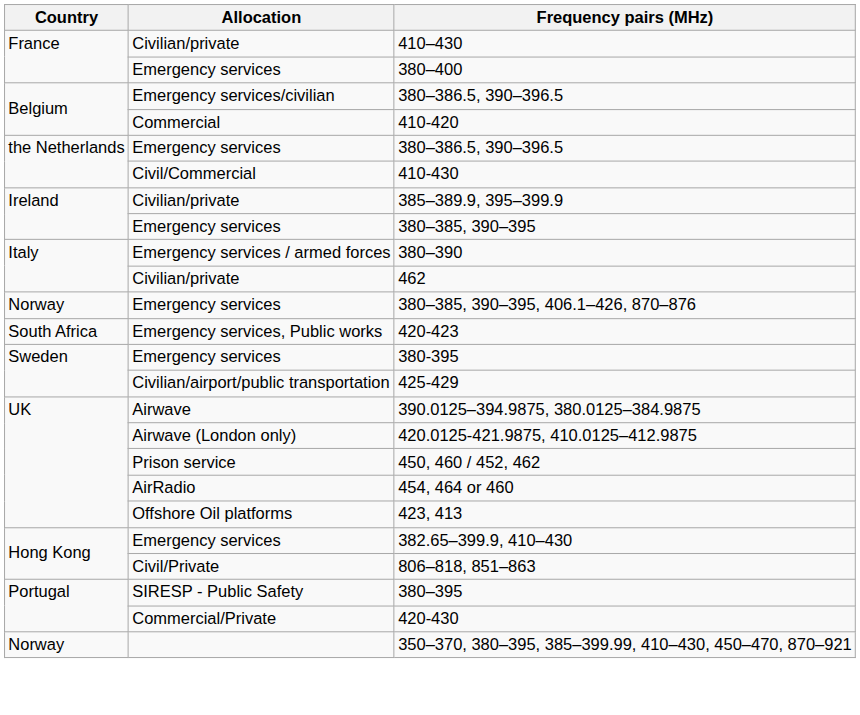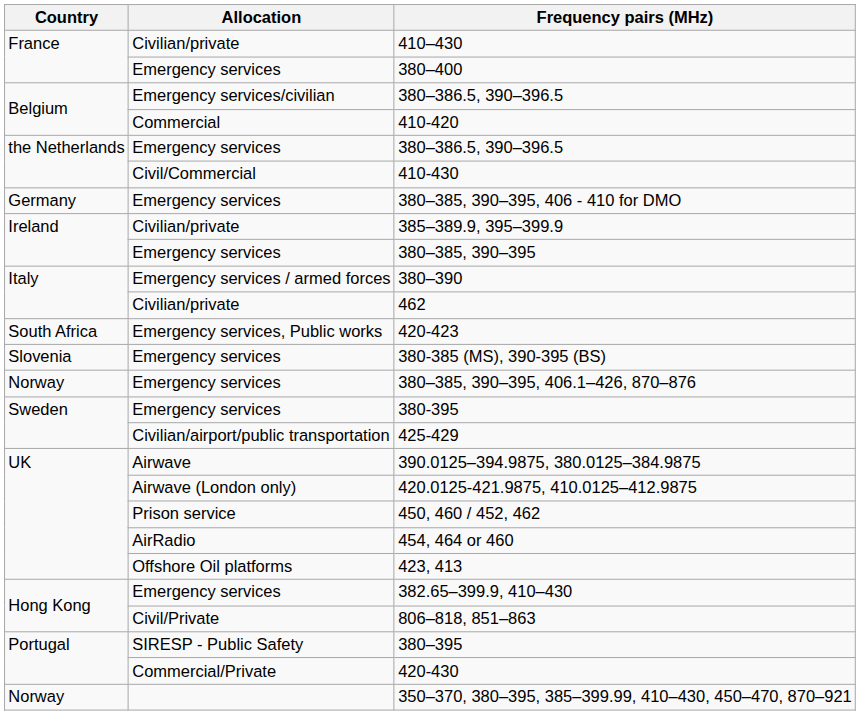+ row: (206, 200)
rows swapped: (206, 305) <-> (257, 331)
+ row: (206, 357)
